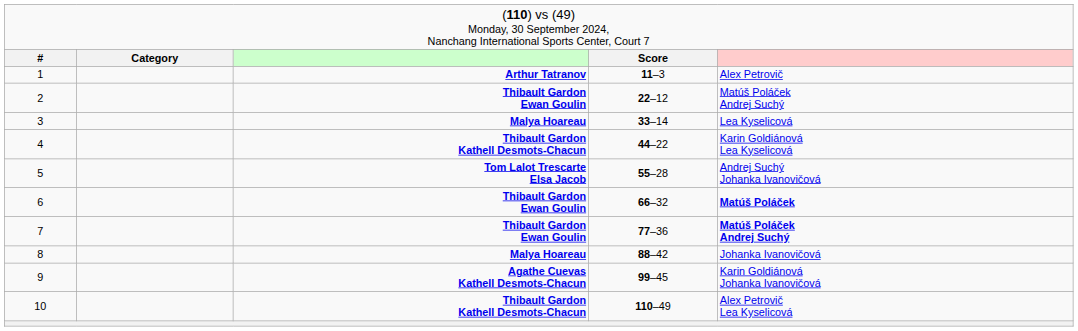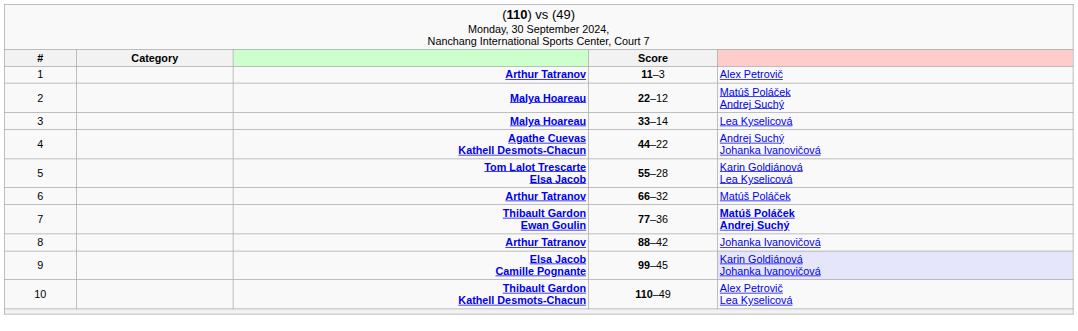(544, 98) Thibault Gardon Ewan Goulin -> (548, 98) Malya Hoareau
(522, 144) Thibault Gardon Kathell Desmots-Chacun -> (522, 144) Agathe Cuevas Kathell Desmots-Chacun
(761, 144) Karin Goldiánová Lea Kyselicová -> (770, 144) Andrej Suchý Johanka Ivanovičová
(770, 173) Andrej Suchý Johanka Ivanovičová -> (761, 173) Karin Goldiánová Lea Kyselicová
(544, 202) Thibault Gardon Ewan Goulin -> (546, 196) Arthur Tatranov
(757, 202) bold -> (755, 196) normal
(548, 255) Malya Hoareau -> (546, 243) Arthur Tatranov
(522, 278) Agathe Cuevas Kathell Desmots-Chacun -> (541, 266) Elsa Jacob Camille Pognante
(770, 278) no background -> (770, 266) lavender background
